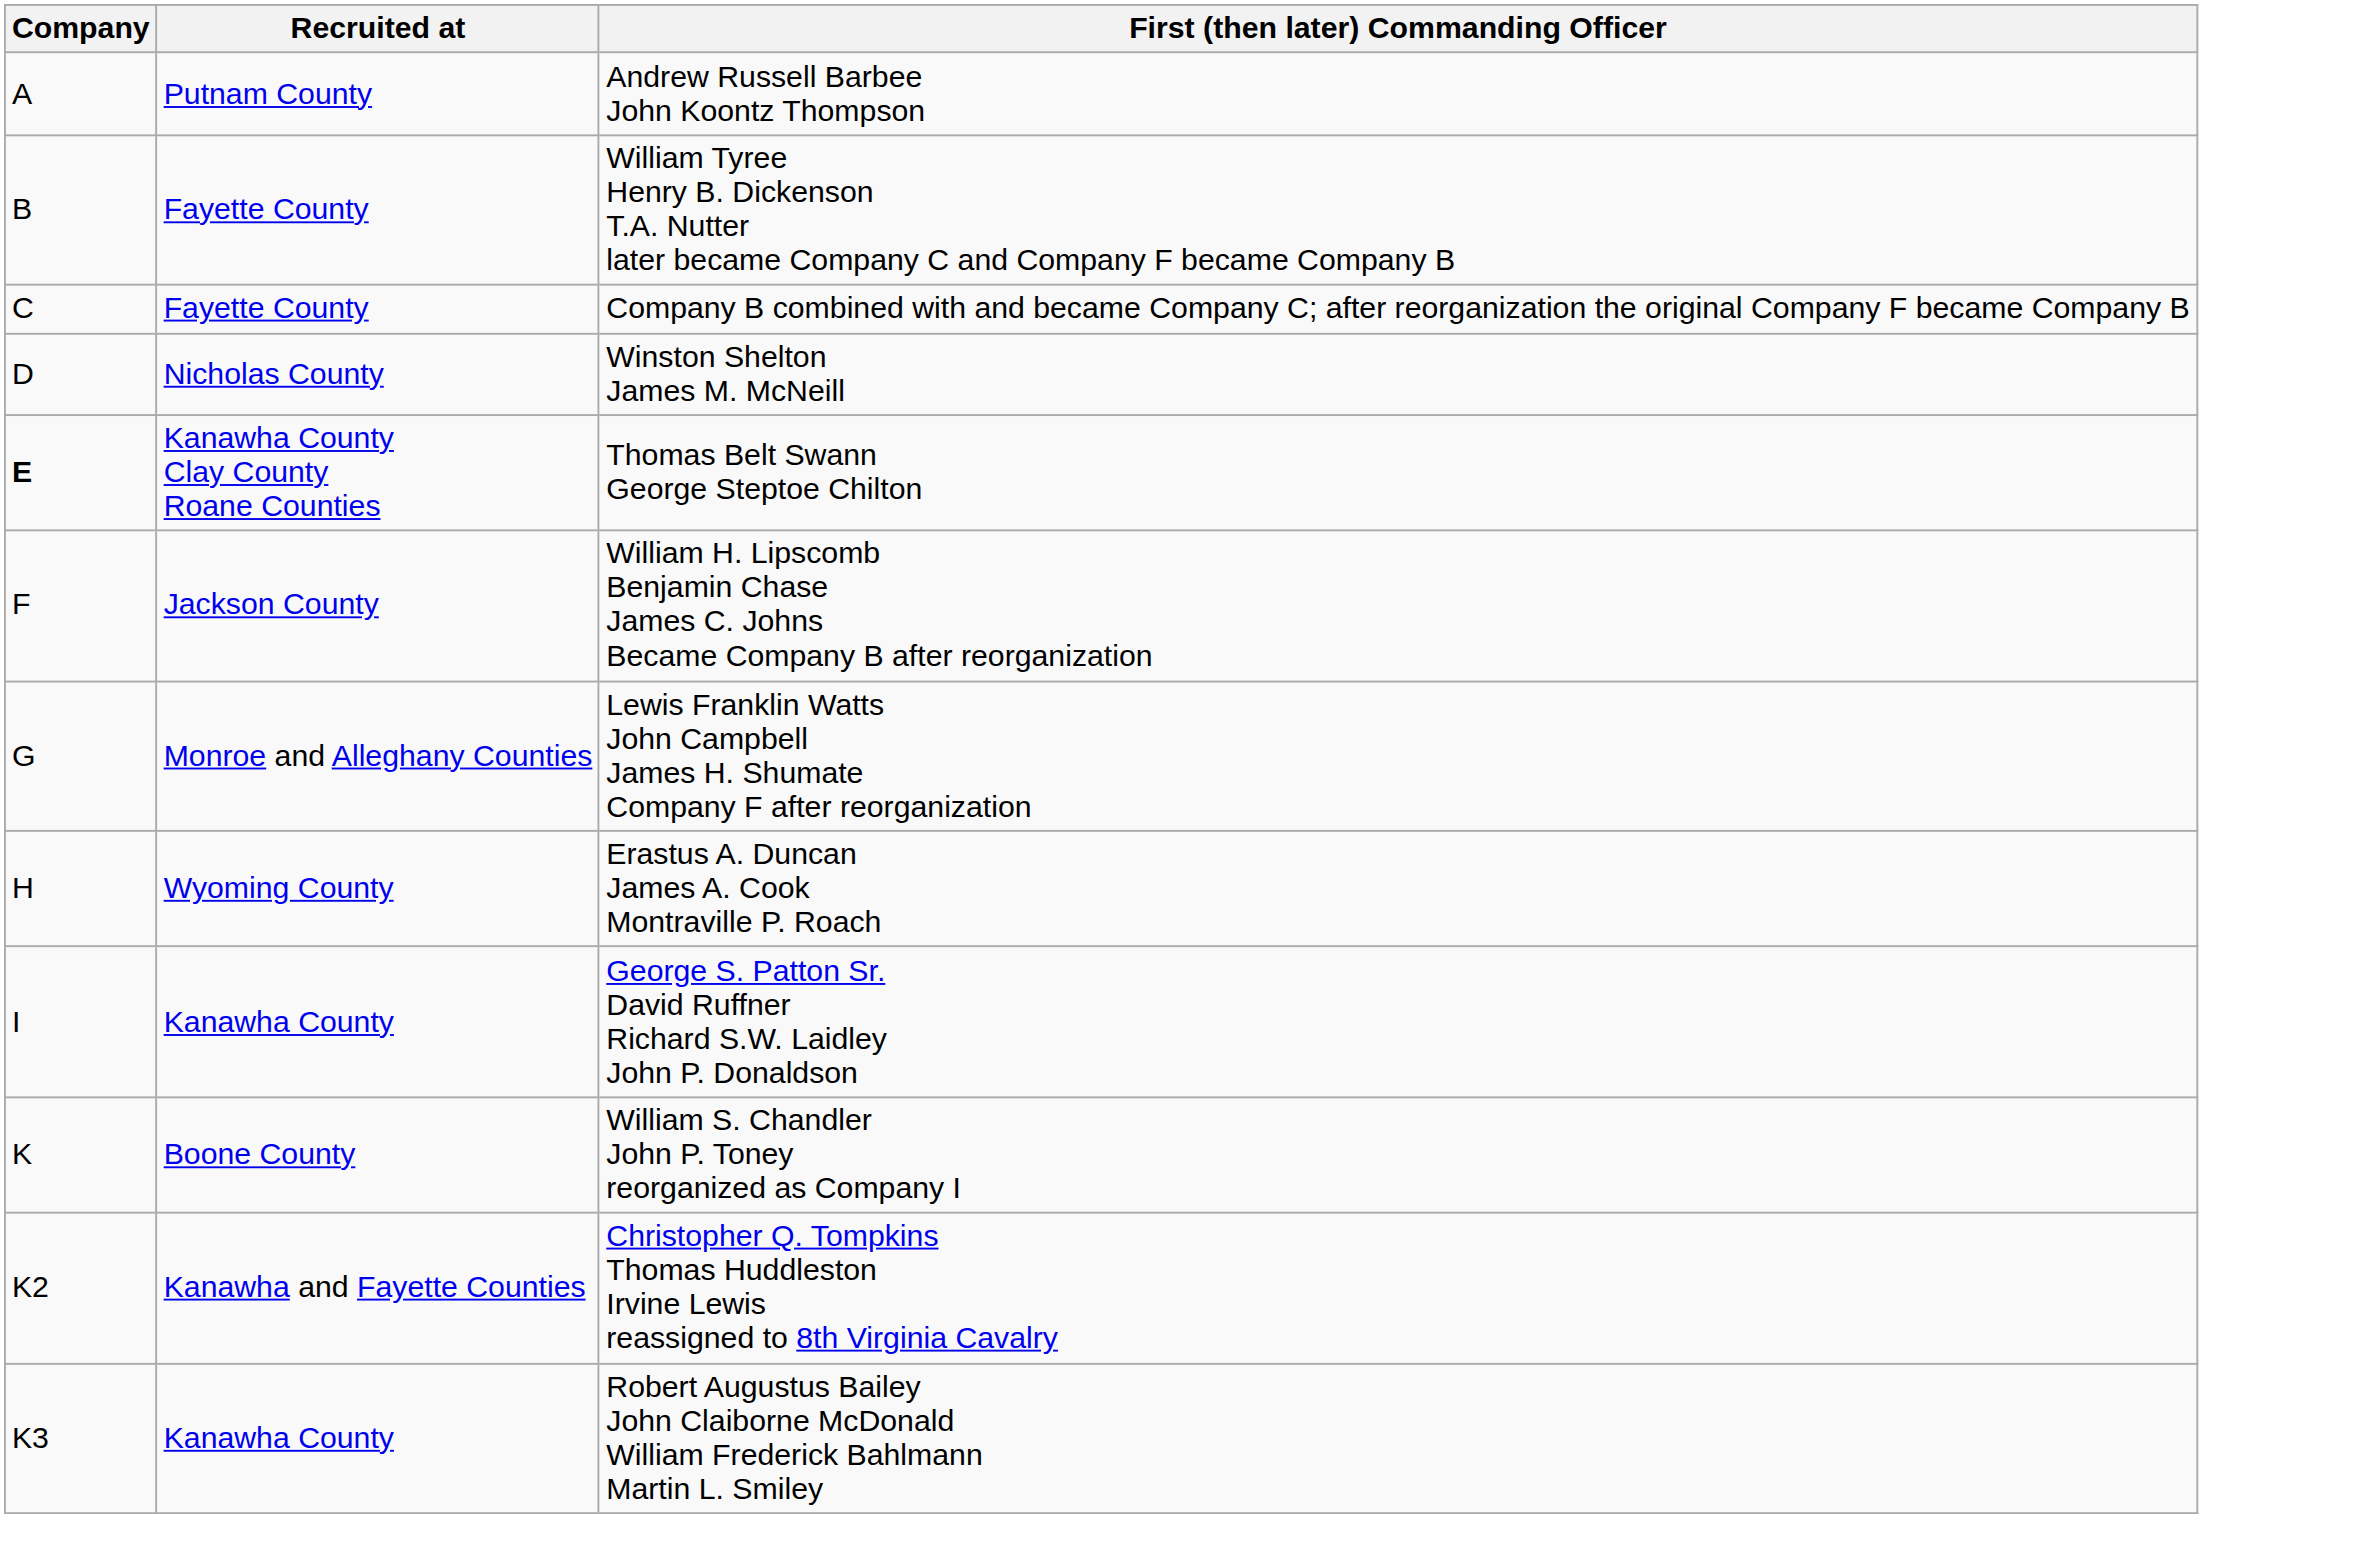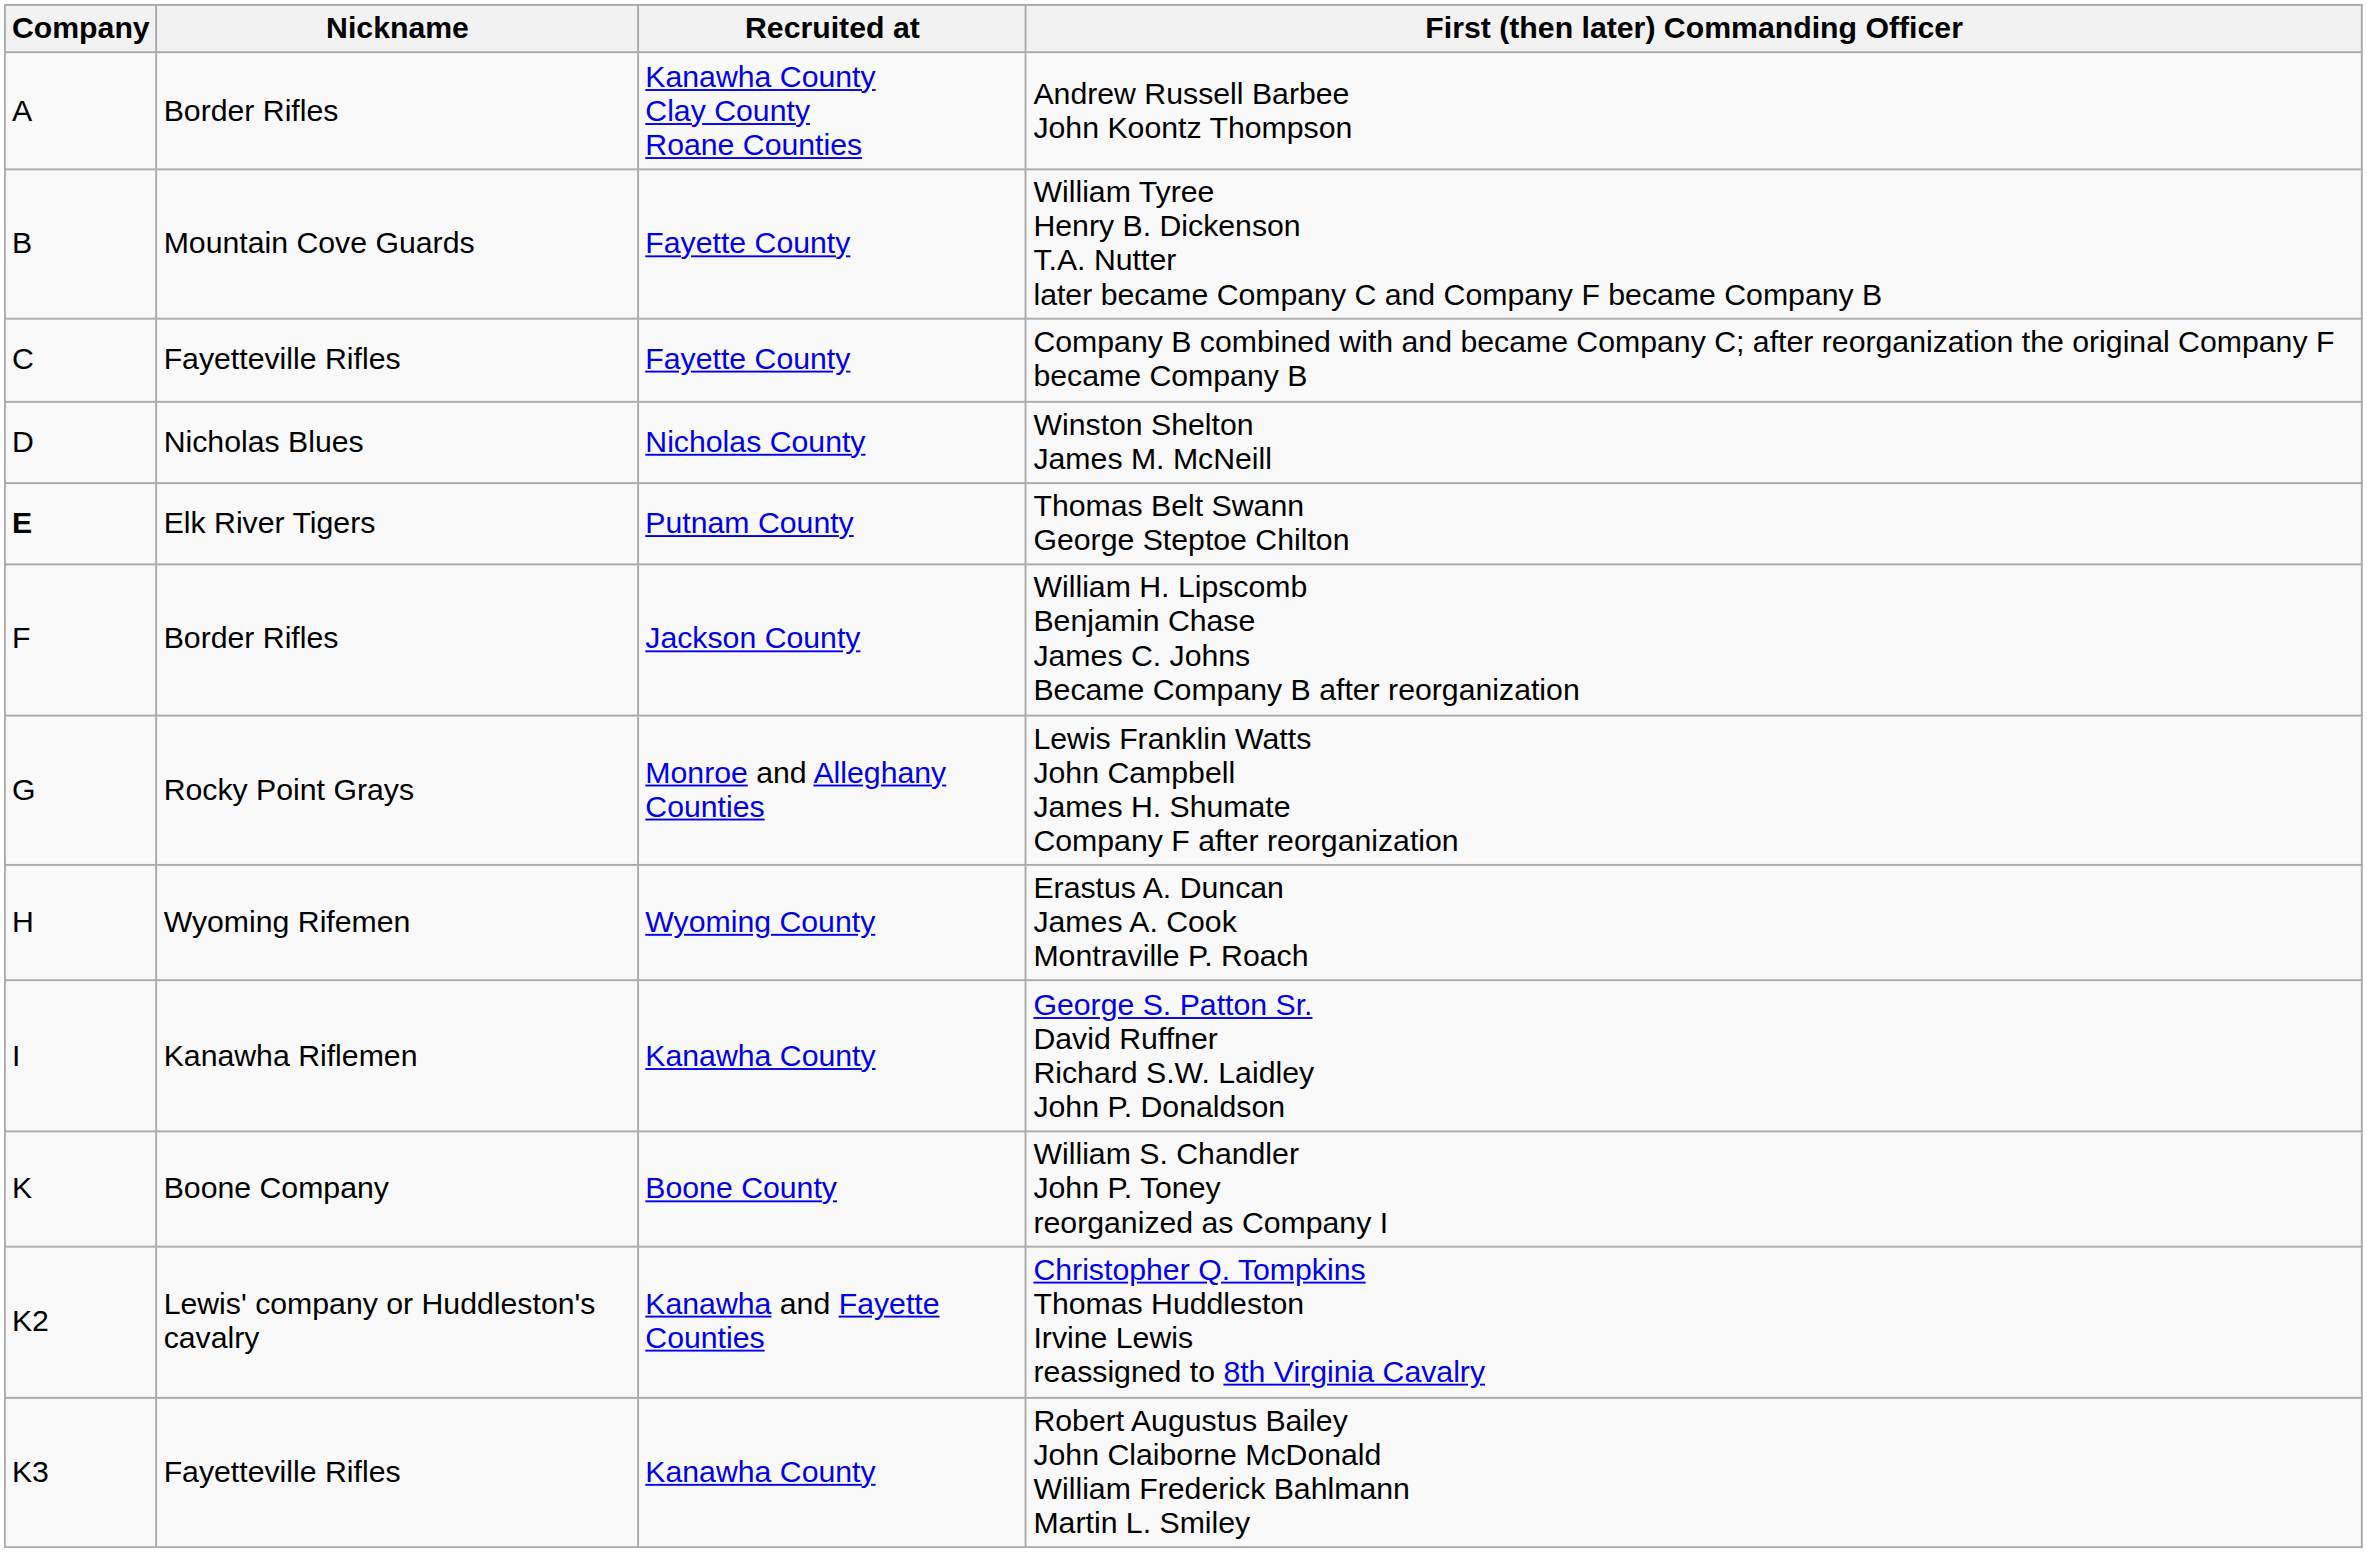+ column: (398, 28)
(268, 93) Putnam County -> (760, 110) Kanawha County Clay County Roane Counties
(279, 472) Kanawha County Clay County Roane Counties -> (750, 523) Putnam County
